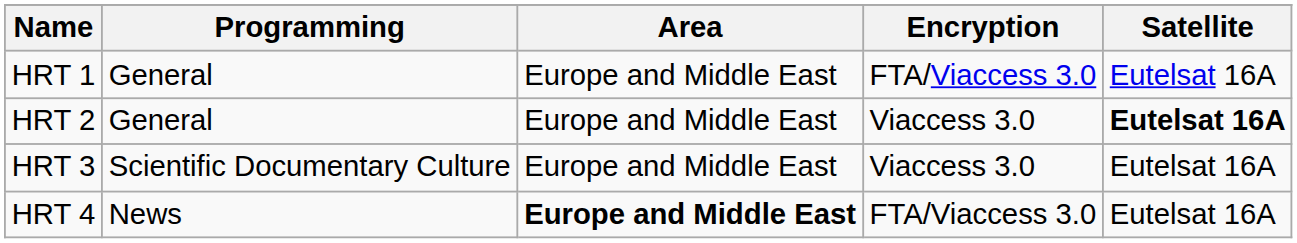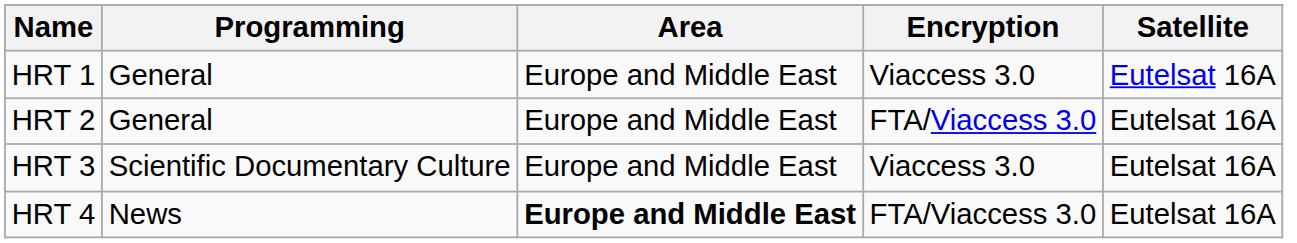(983, 74) FTA/Viaccess 3.0 -> (952, 74) Viaccess 3.0
(952, 120) Viaccess 3.0 -> (983, 120) FTA/Viaccess 3.0
(1198, 120) bold -> (1193, 120) normal
